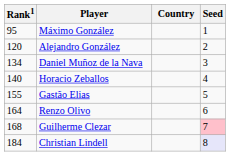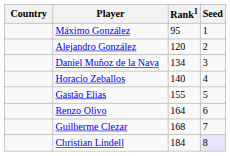columns swapped: (176, 13) <-> (21, 13)
(205, 127) pink background -> (205, 127) no background
